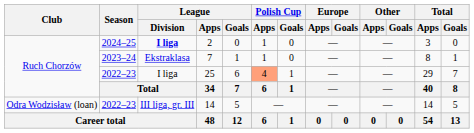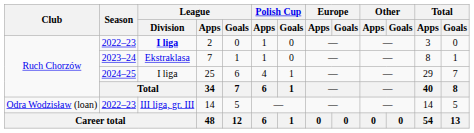(119, 43) 2024–25 -> (119, 43) 2022–23
(119, 74) 2022–23 -> (119, 74) 2024–25
(264, 74) lightsalmon background -> (264, 74) no background
